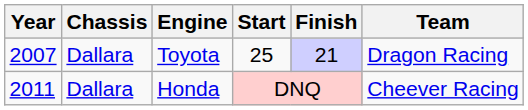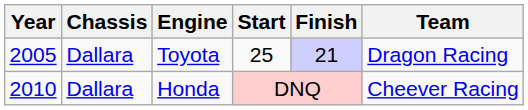(33, 55) 2007 -> (33, 55) 2005
(32, 88) 2011 -> (33, 88) 2010
